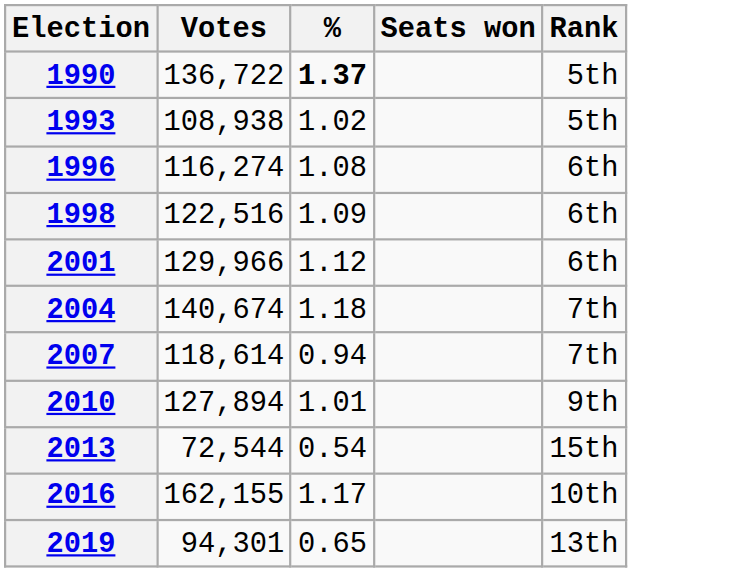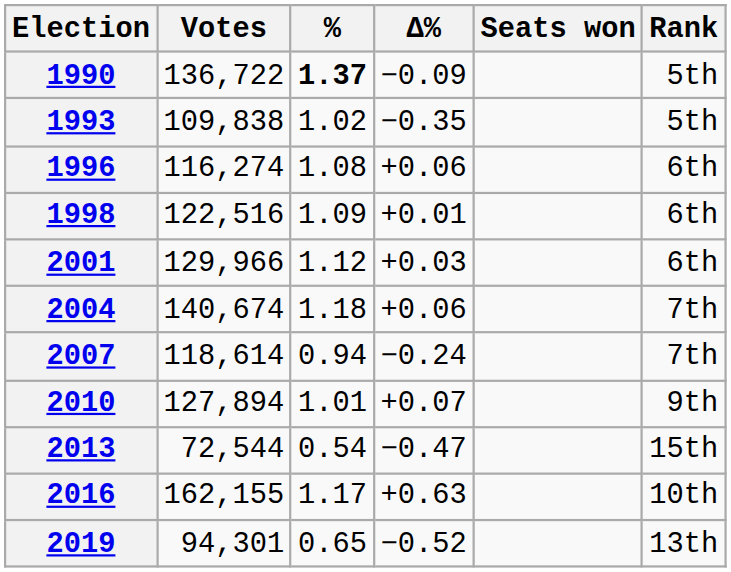+ column: (424, 29)
(224, 122) 108,938 -> (224, 122) 109,838
